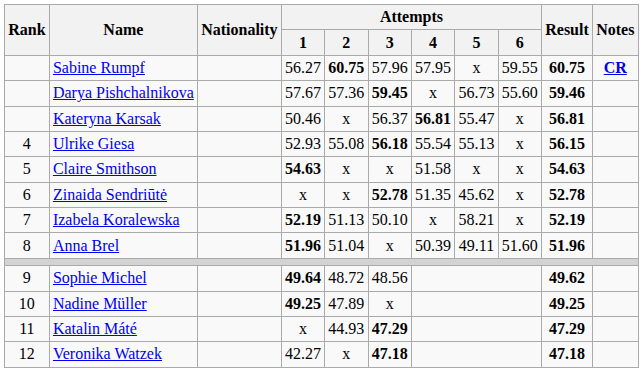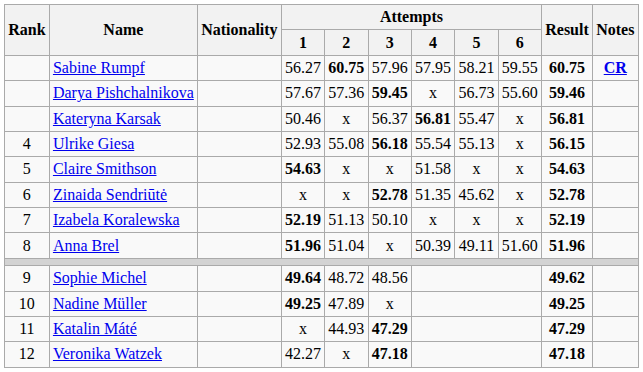(476, 67) x -> (476, 67) 58.21
(476, 220) 58.21 -> (476, 220) x
